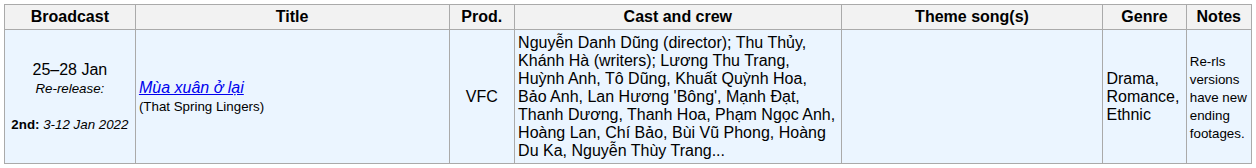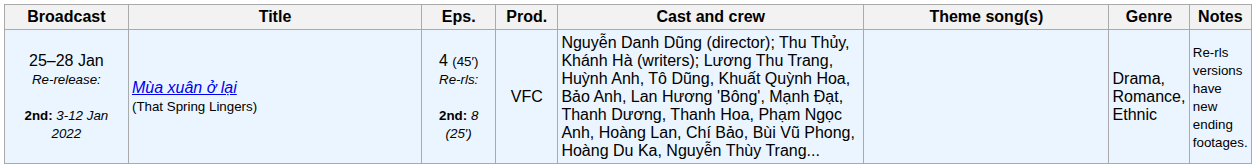+ column: (459, 17)
